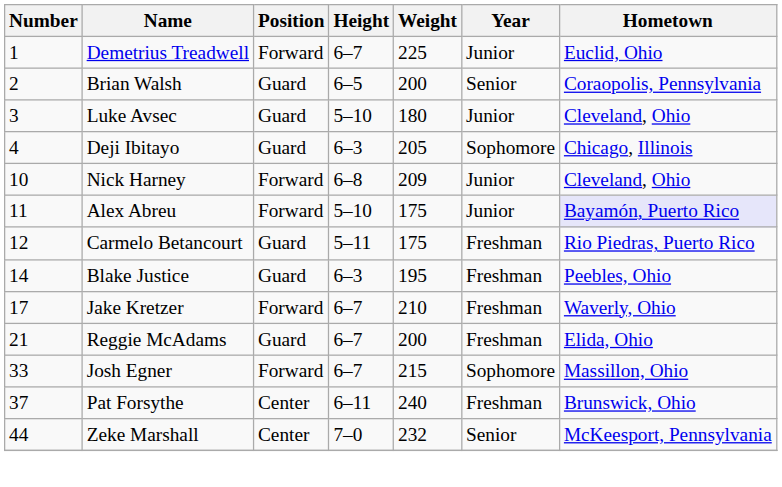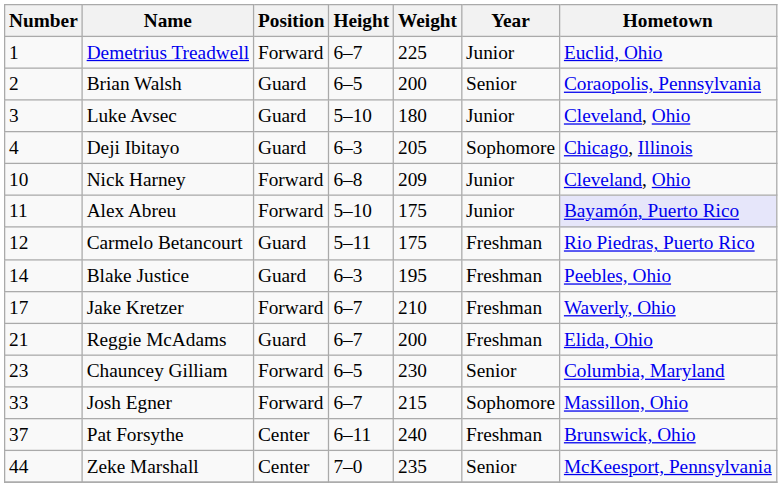+ row: (157, 370)
(413, 434) 232 -> (413, 466) 235
